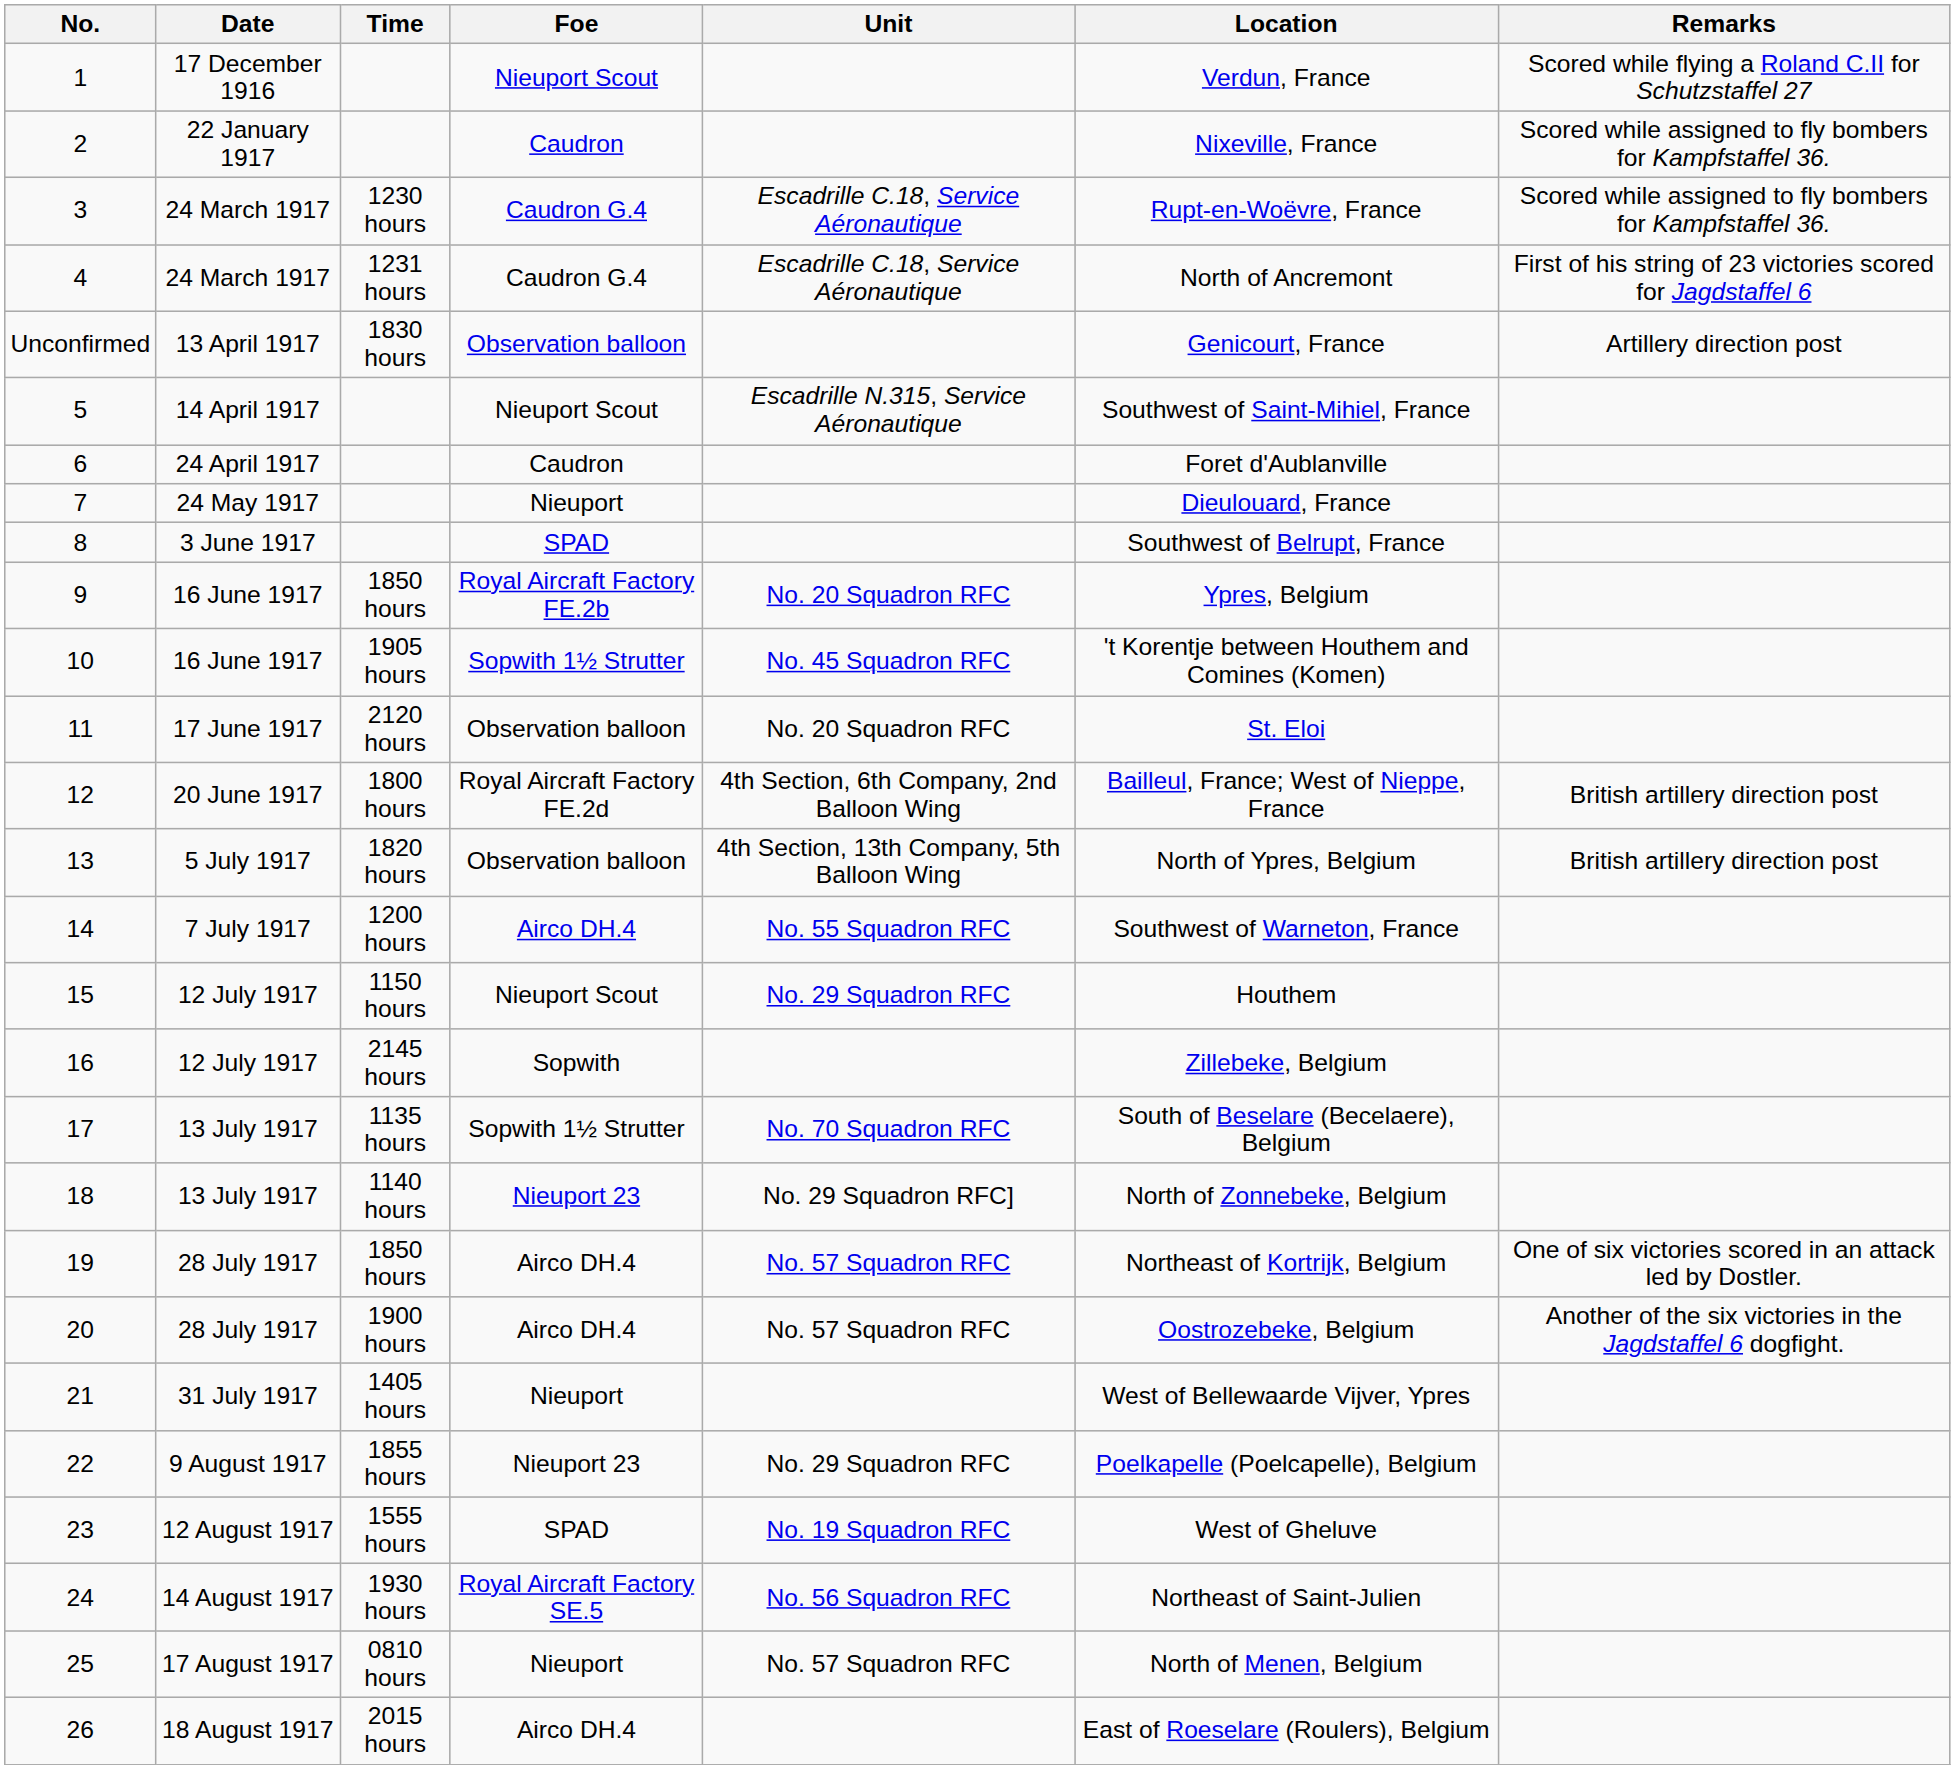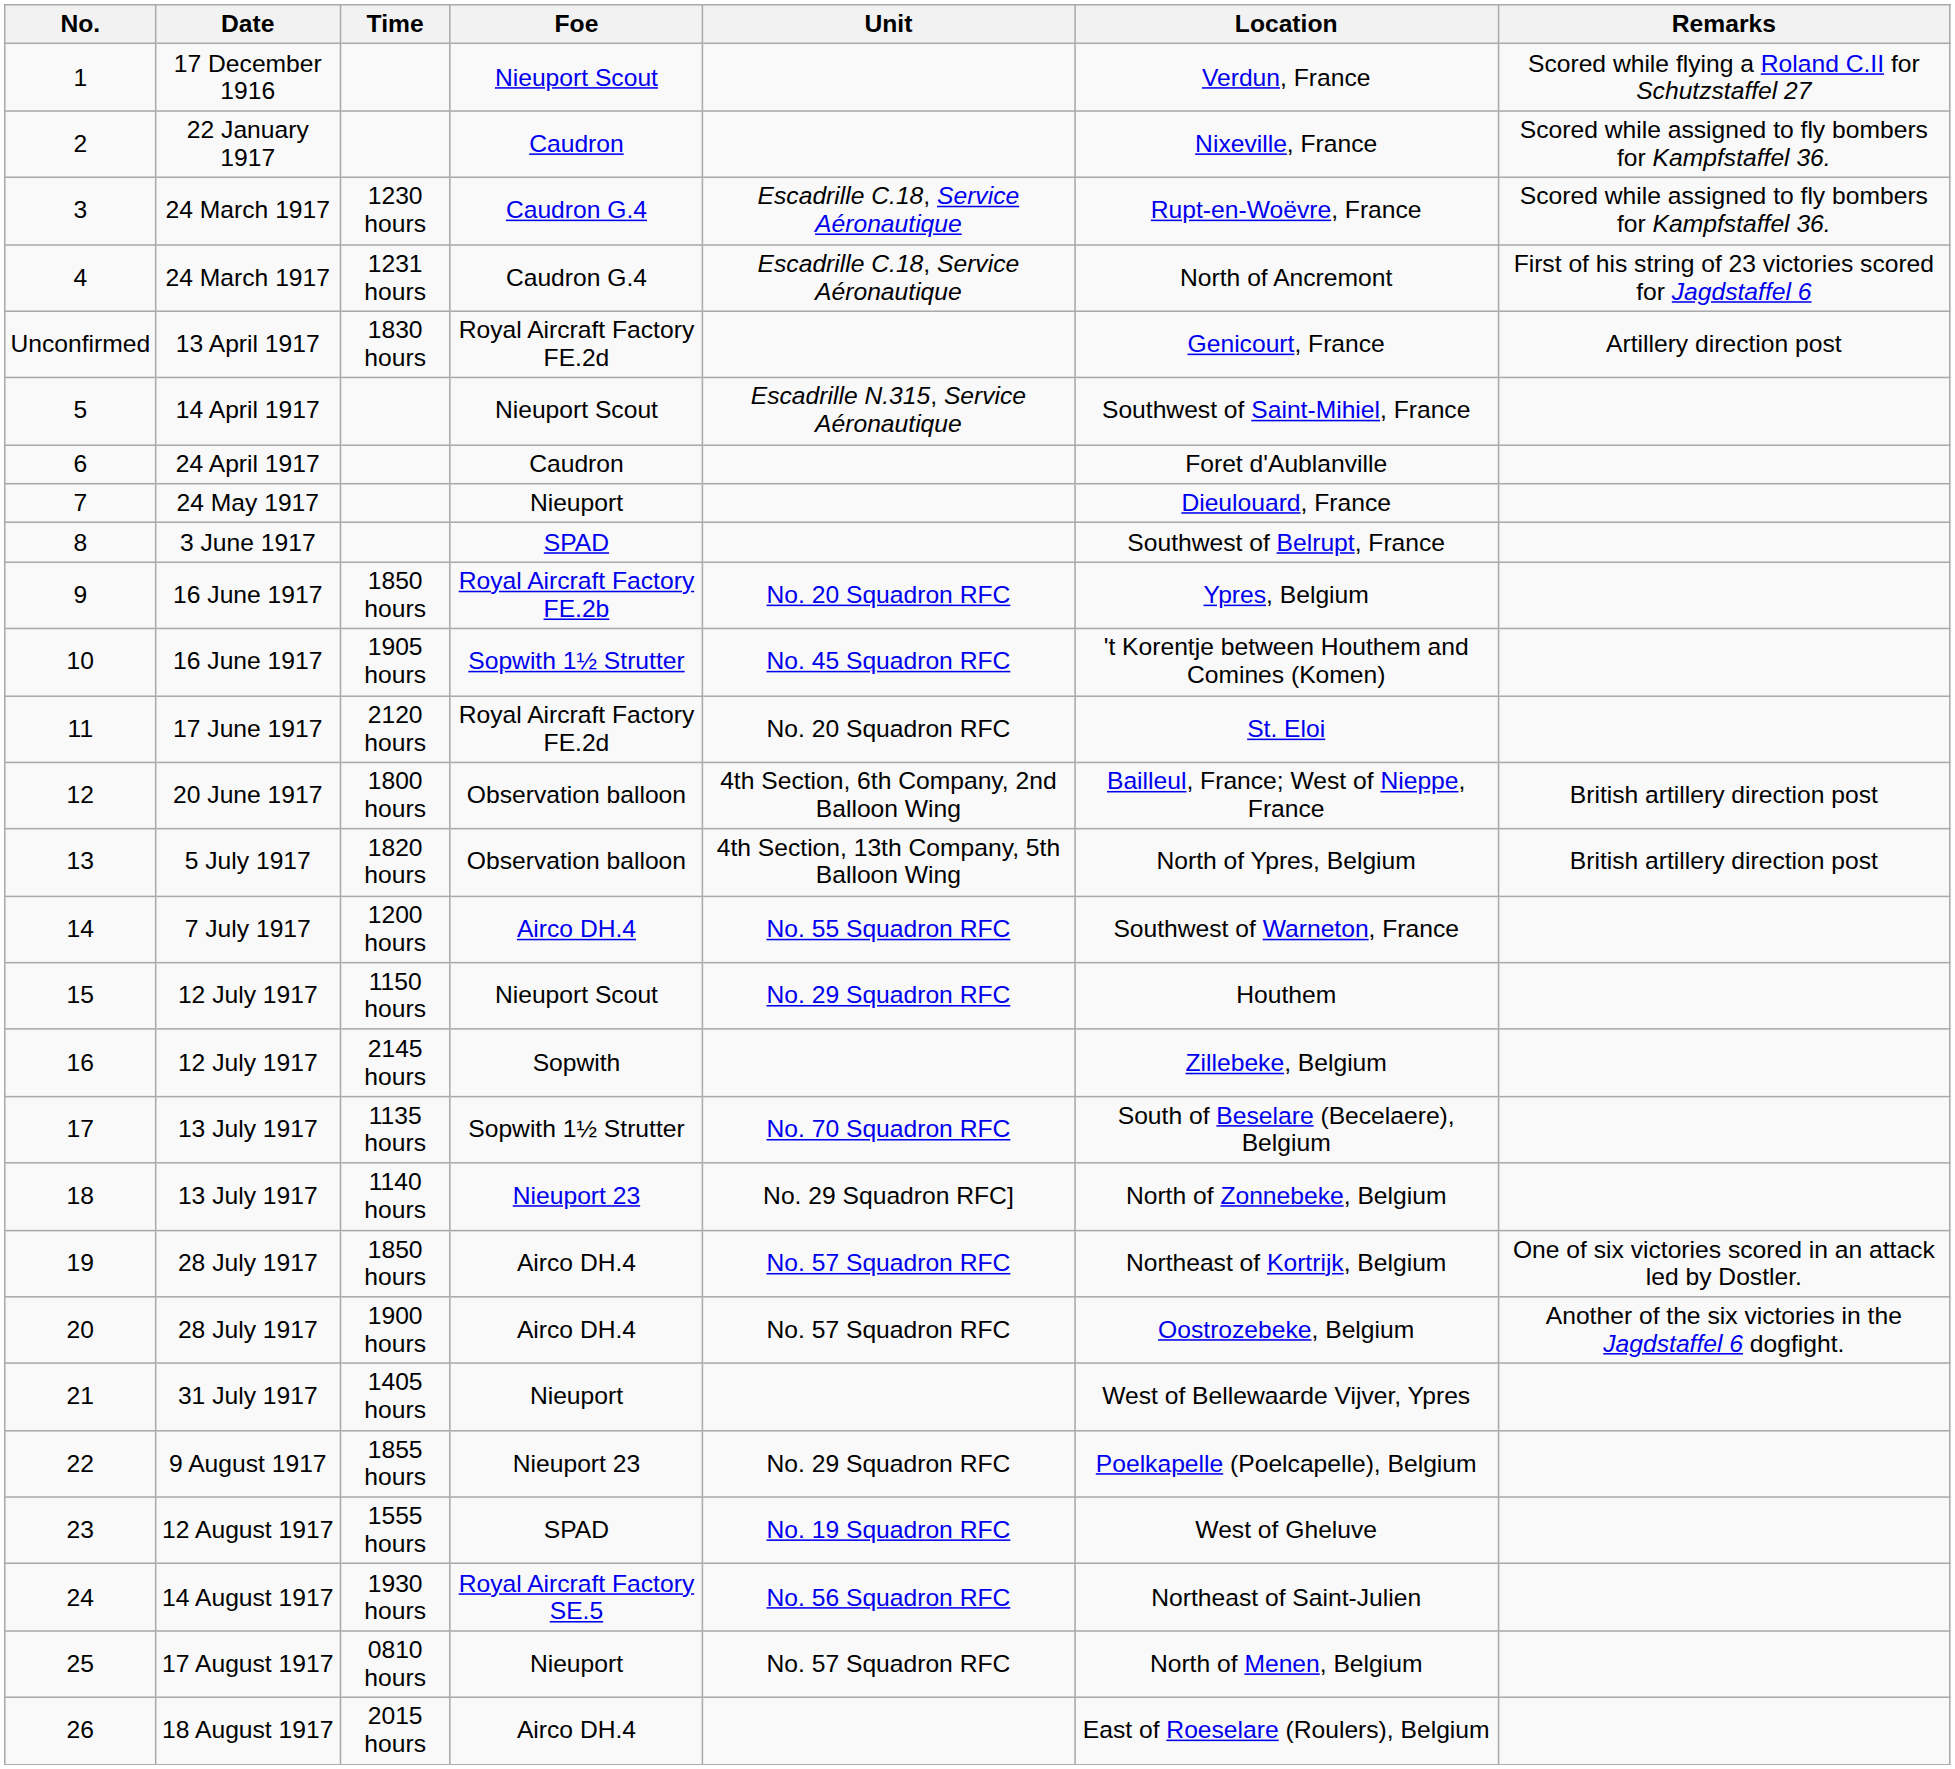(576, 344) Observation balloon -> (576, 344) Royal Aircraft Factory FE.2d
(576, 728) Observation balloon -> (576, 728) Royal Aircraft Factory FE.2d
(576, 795) Royal Aircraft Factory FE.2d -> (576, 795) Observation balloon
